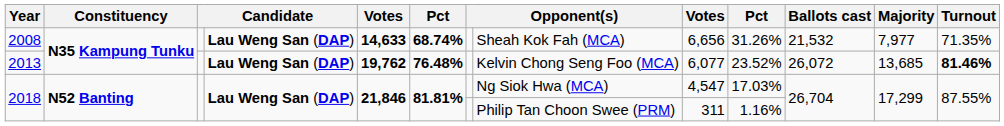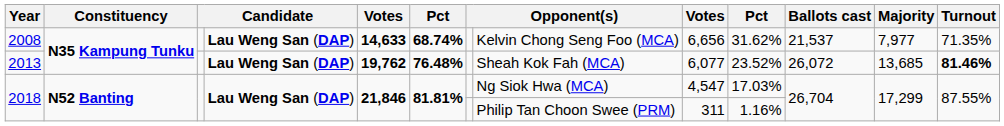(551, 39) Sheah Kok Fah (MCA) -> (578, 39) Kelvin Chong Seng Foo (MCA)
(757, 39) 31.26% -> (757, 39) 31.62%
(811, 39) 21,532 -> (811, 39) 21,537
(578, 63) Kelvin Chong Seng Foo (MCA) -> (551, 63) Sheah Kok Fah (MCA)
